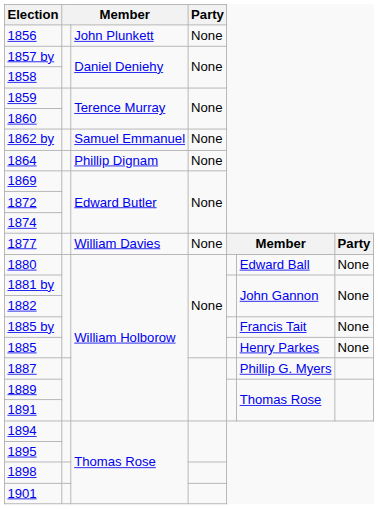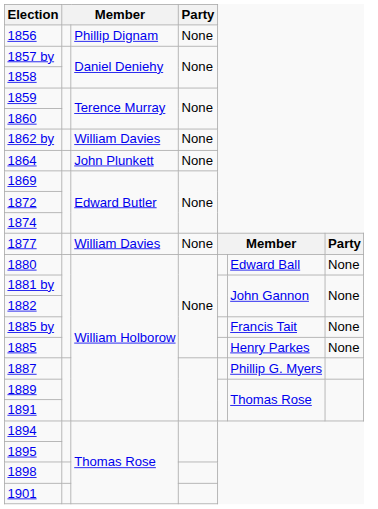(114, 35) John Plunkett -> (116, 35) Phillip Dignam
(130, 139) Samuel Emmanuel -> (117, 139) William Davies
(116, 160) Phillip Dignam -> (114, 160) John Plunkett
